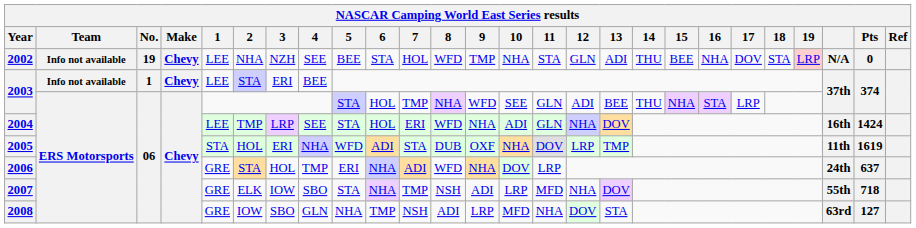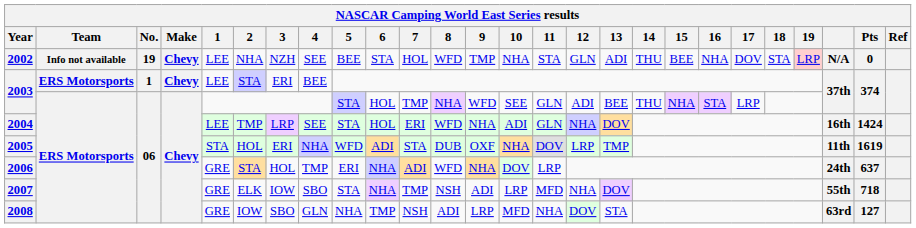(86, 81) Info not available -> (86, 80) ERS Motorsports
